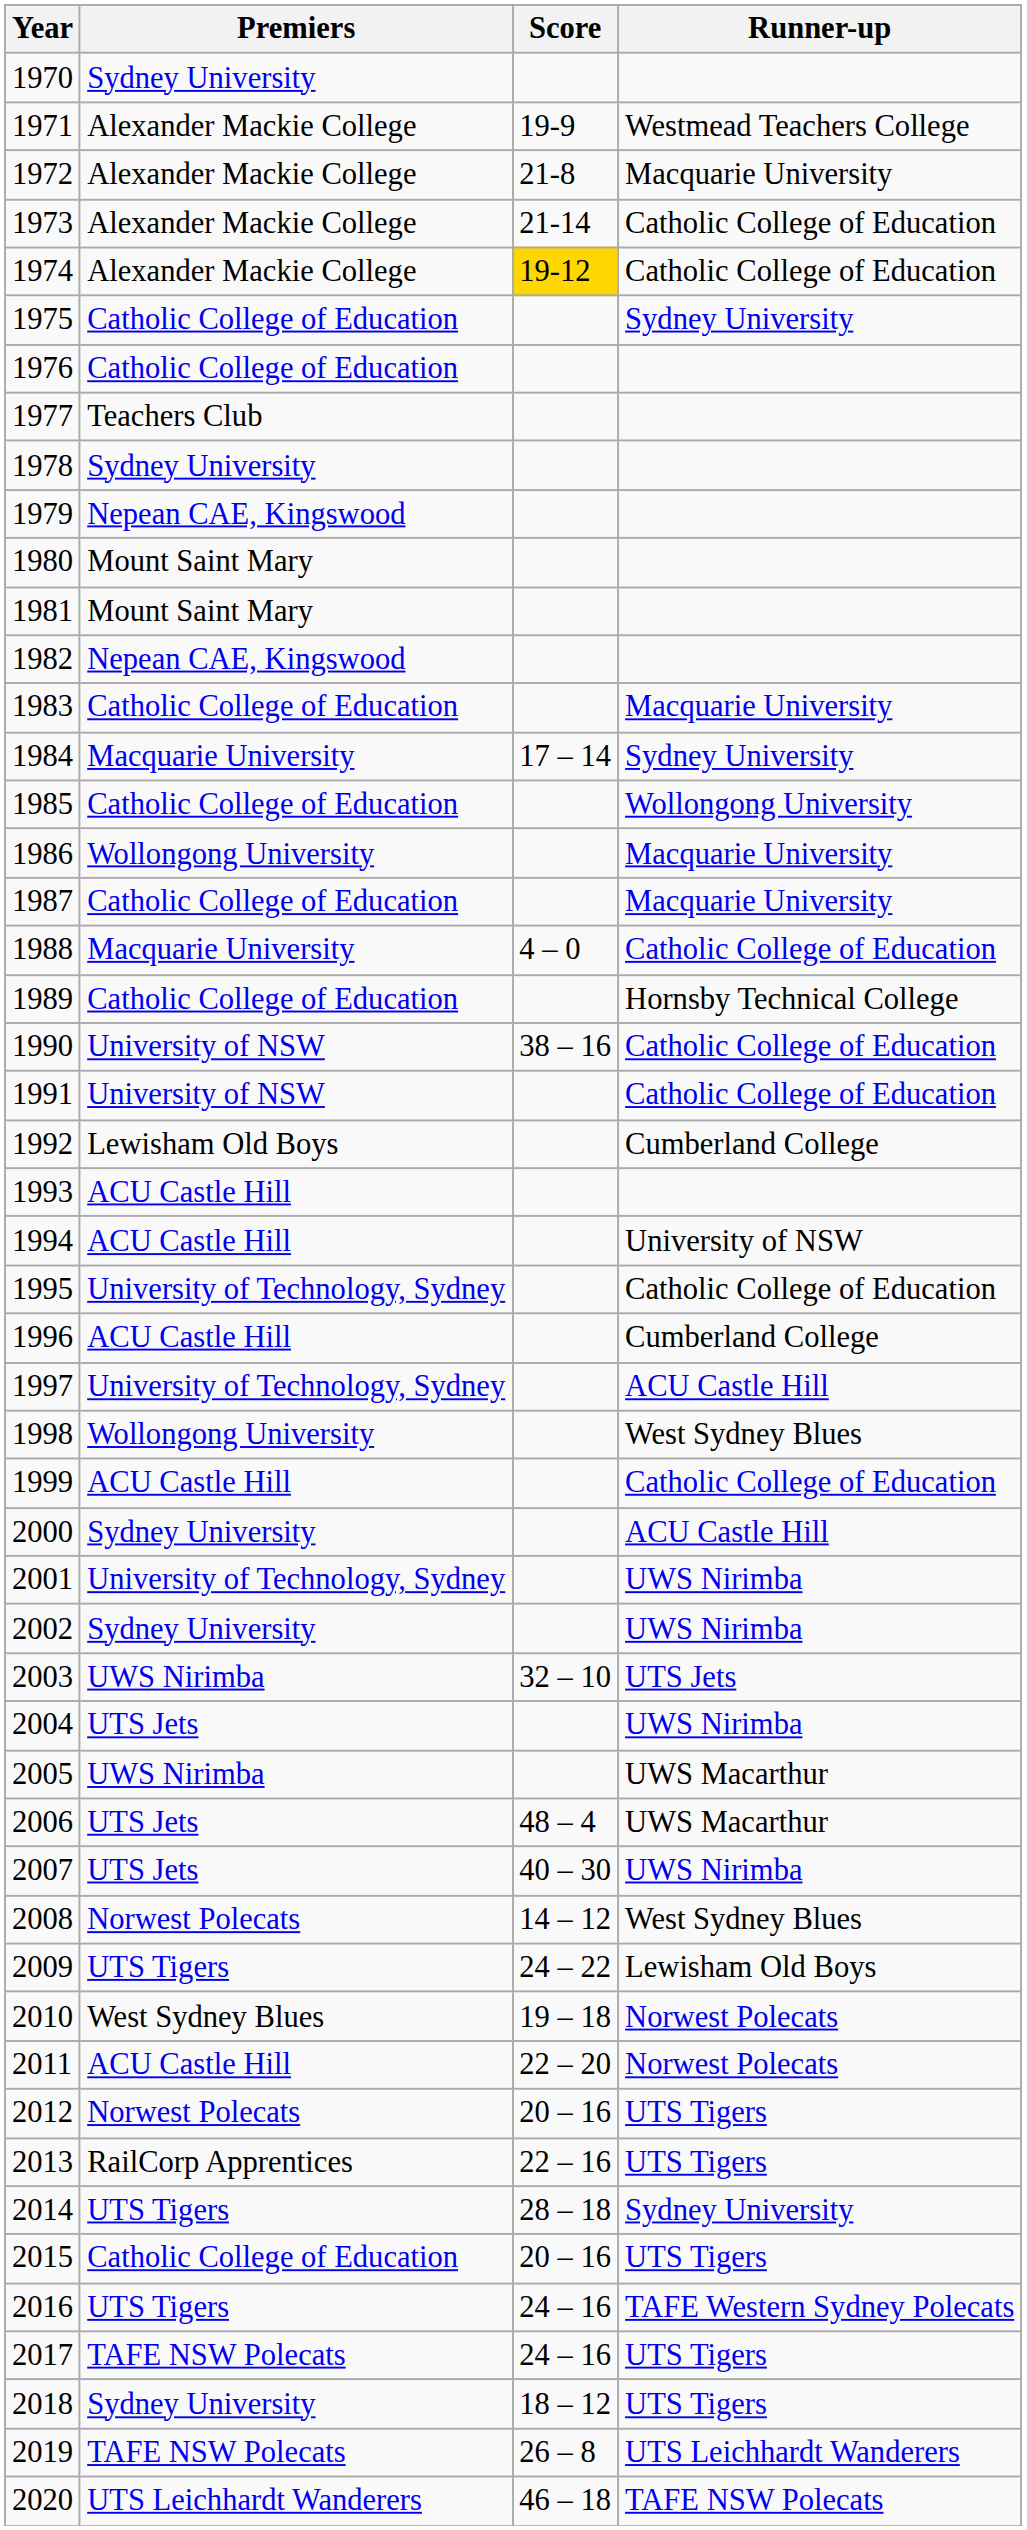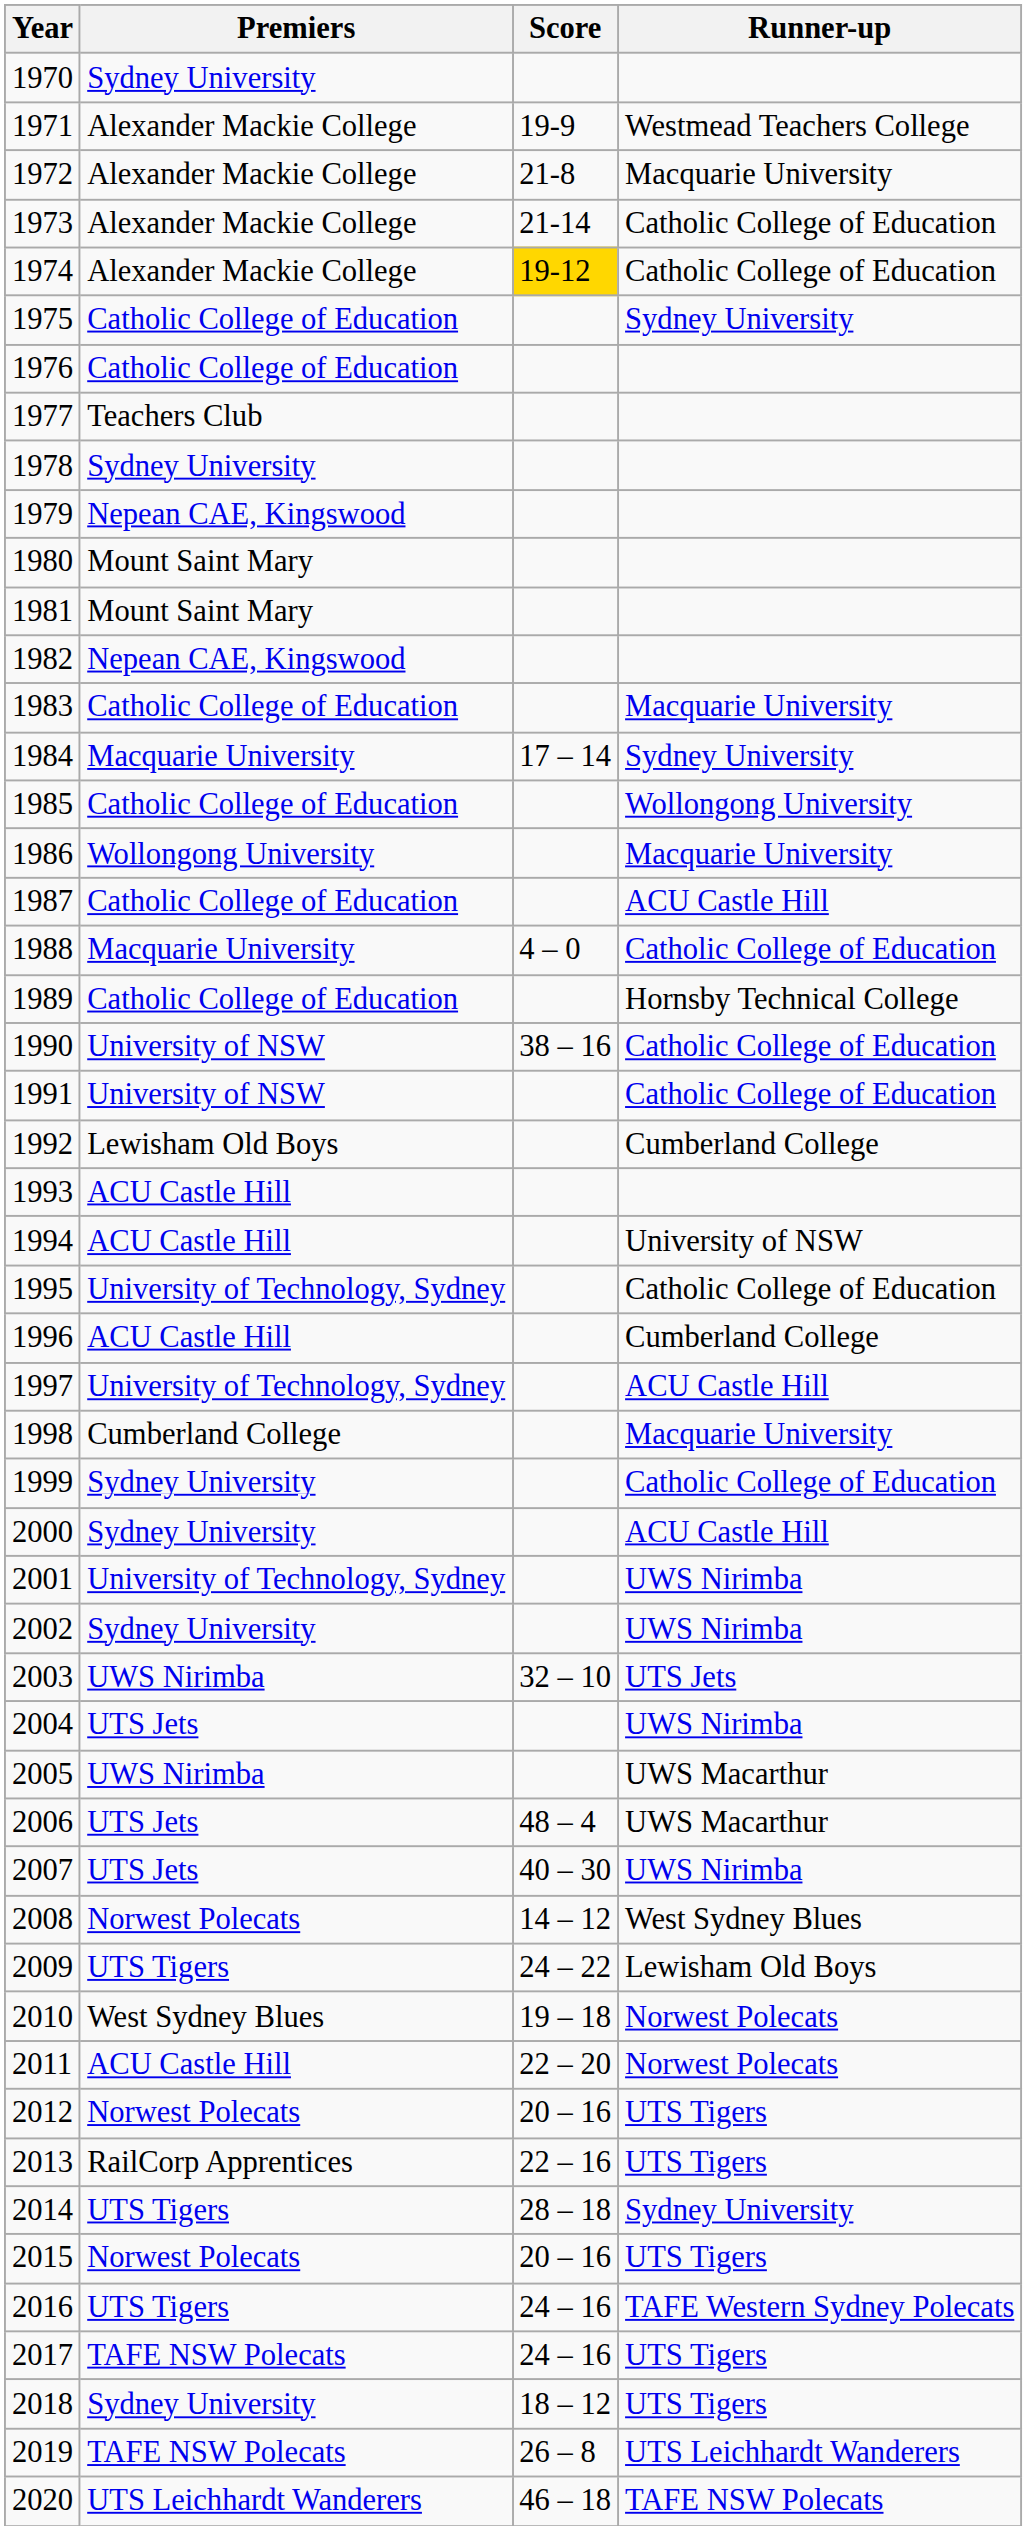(759, 901) Macquarie University -> (727, 901) ACU Castle Hill
(231, 1434) Wollongong University -> (214, 1434) Cumberland College
(744, 1434) West Sydney Blues -> (759, 1434) Macquarie University
(189, 1482) ACU Castle Hill -> (201, 1482) Sydney University
(273, 2258) Catholic College of Education -> (194, 2258) Norwest Polecats
